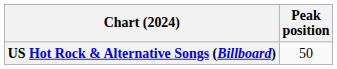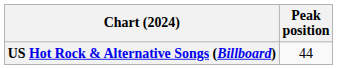(306, 53) 50 -> (306, 53) 44
